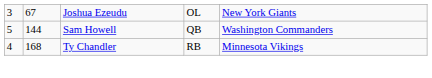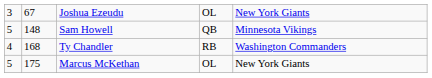(33, 30) 144 -> (32, 30) 148
(277, 30) Washington Commanders -> (276, 30) Minnesota Vikings
(263, 47) Minnesota Vikings -> (291, 47) Washington Commanders
+ row: (99, 64)
